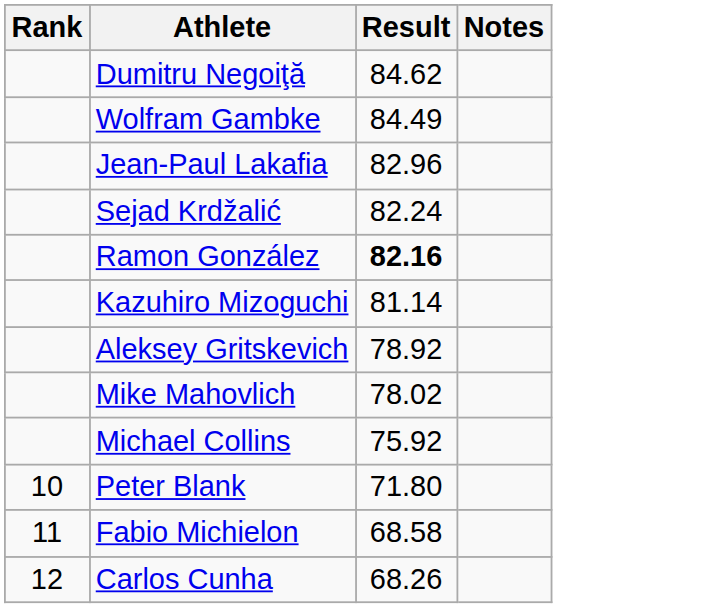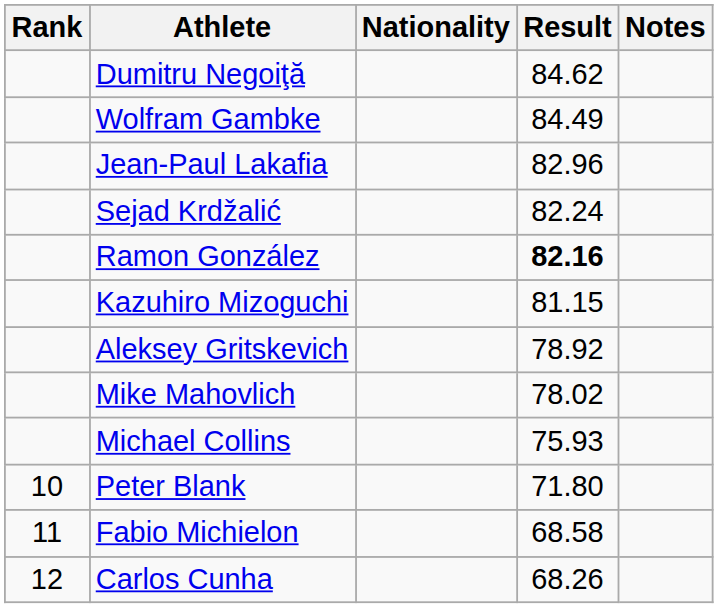+ column: (436, 27)
(406, 303) 81.14 -> (567, 303) 81.15
(406, 440) 75.92 -> (567, 440) 75.93
